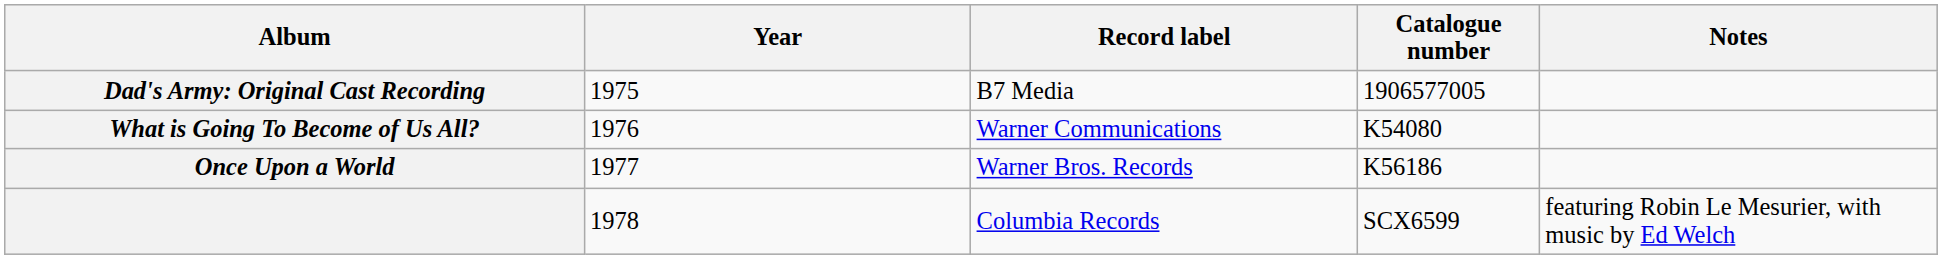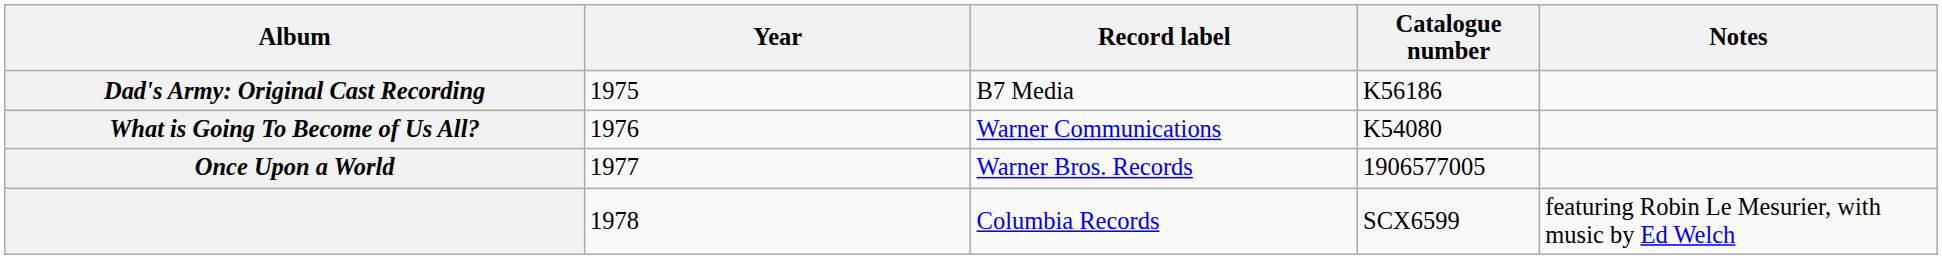(1424, 90) 1906577005 -> (1402, 90) K56186
(1402, 167) K56186 -> (1424, 167) 1906577005
